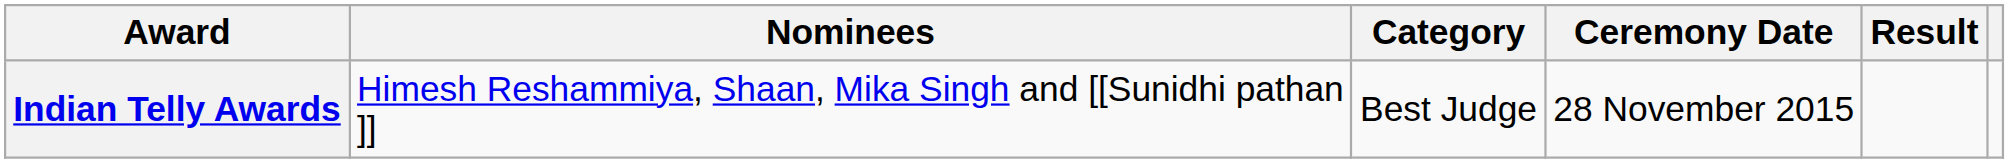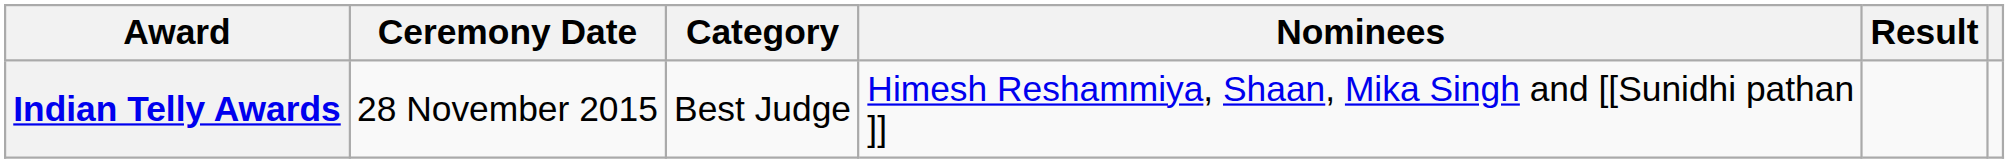columns swapped: (1704, 32) <-> (850, 32)
